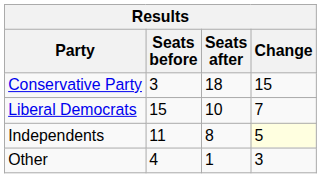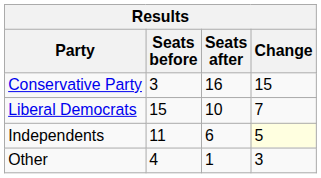(214, 85) 18 -> (214, 85) 16
(209, 135) 8 -> (209, 135) 6
